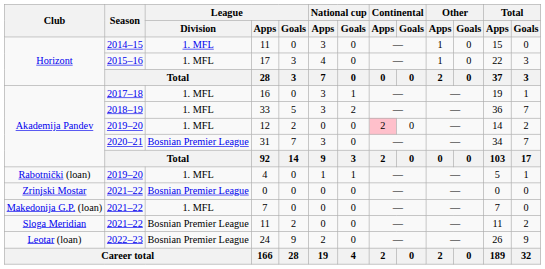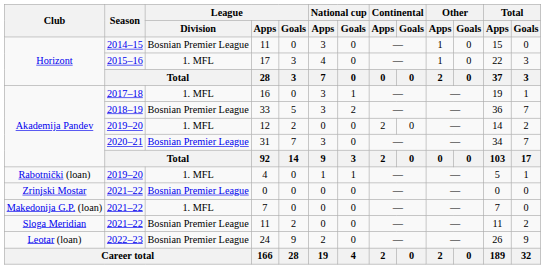(198, 45) 1. MFL -> (198, 45) Bosnian Premier League
(198, 110) 1. MFL -> (198, 110) Bosnian Premier League
(383, 126) pink background -> (383, 126) no background
